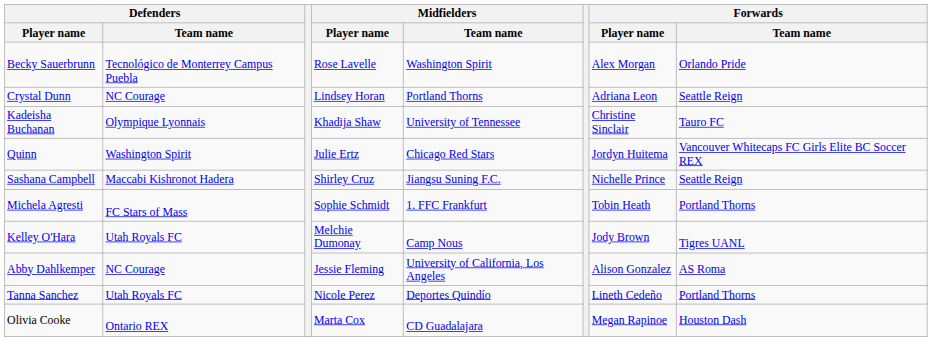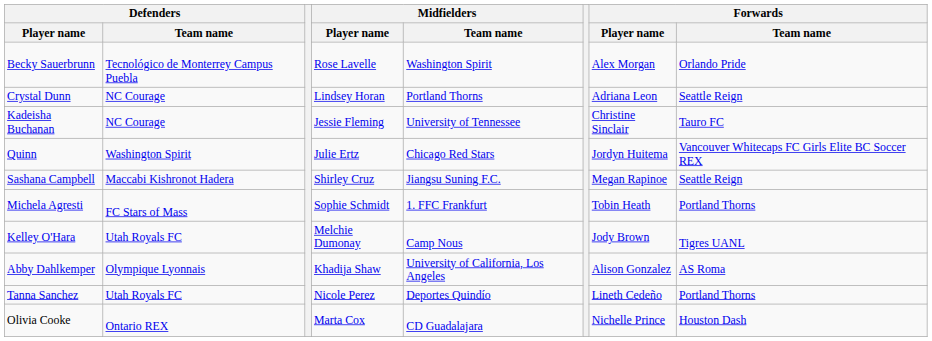(155, 122) Olympique Lyonnais -> (135, 122) NC Courage
(347, 122) Khadija Shaw -> (349, 122) Jessie Fleming
(628, 179) Nichelle Prince -> (629, 179) Megan Rapinoe
(135, 269) NC Courage -> (155, 269) Olympique Lyonnais
(349, 269) Jessie Fleming -> (347, 269) Khadija Shaw
(629, 320) Megan Rapinoe -> (628, 320) Nichelle Prince
